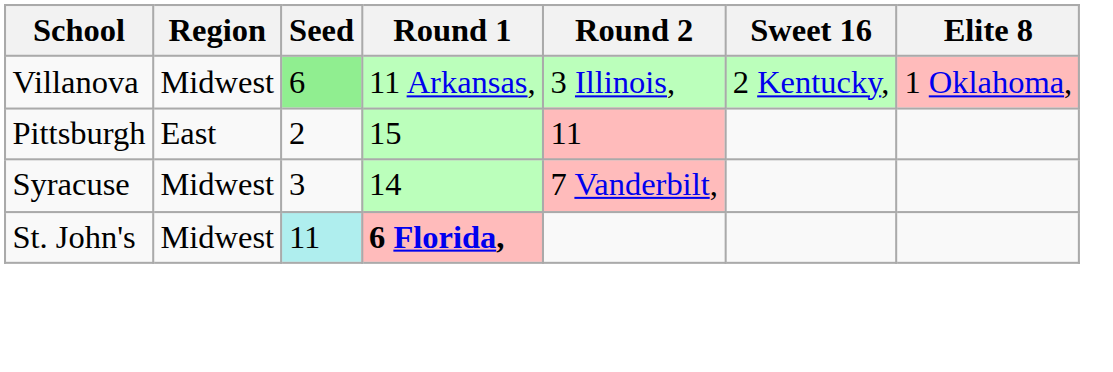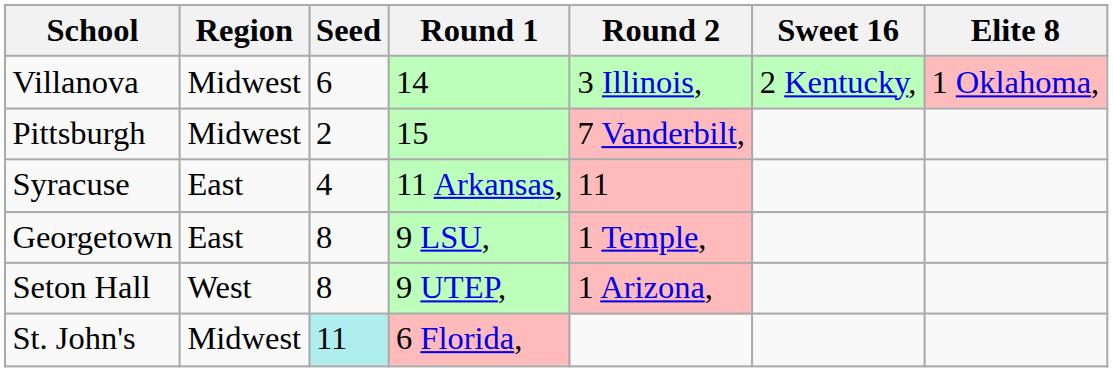(297, 81) lightgreen background -> (324, 81) no background
(452, 81) 11 Arkansas, -> (412, 81) 14
(188, 133) East -> (244, 133) Midwest
(566, 133) 11 -> (661, 133) 7 Vanderbilt,
(217, 184) Midwest -> (215, 184) East
(297, 184) 3 -> (324, 184) 4
(385, 184) 14 -> (479, 184) 11 Arkansas,
(634, 184) 7 Vanderbilt, -> (593, 184) 11
+ row: (92, 236)
+ row: (82, 287)
(437, 236) bold -> (459, 339) normal
